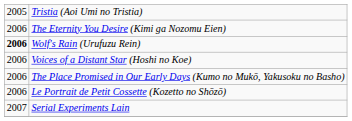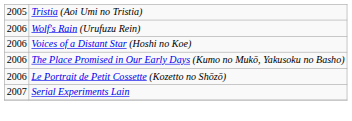- row: (129, 28)
(17, 44) bold -> (17, 28) normal
